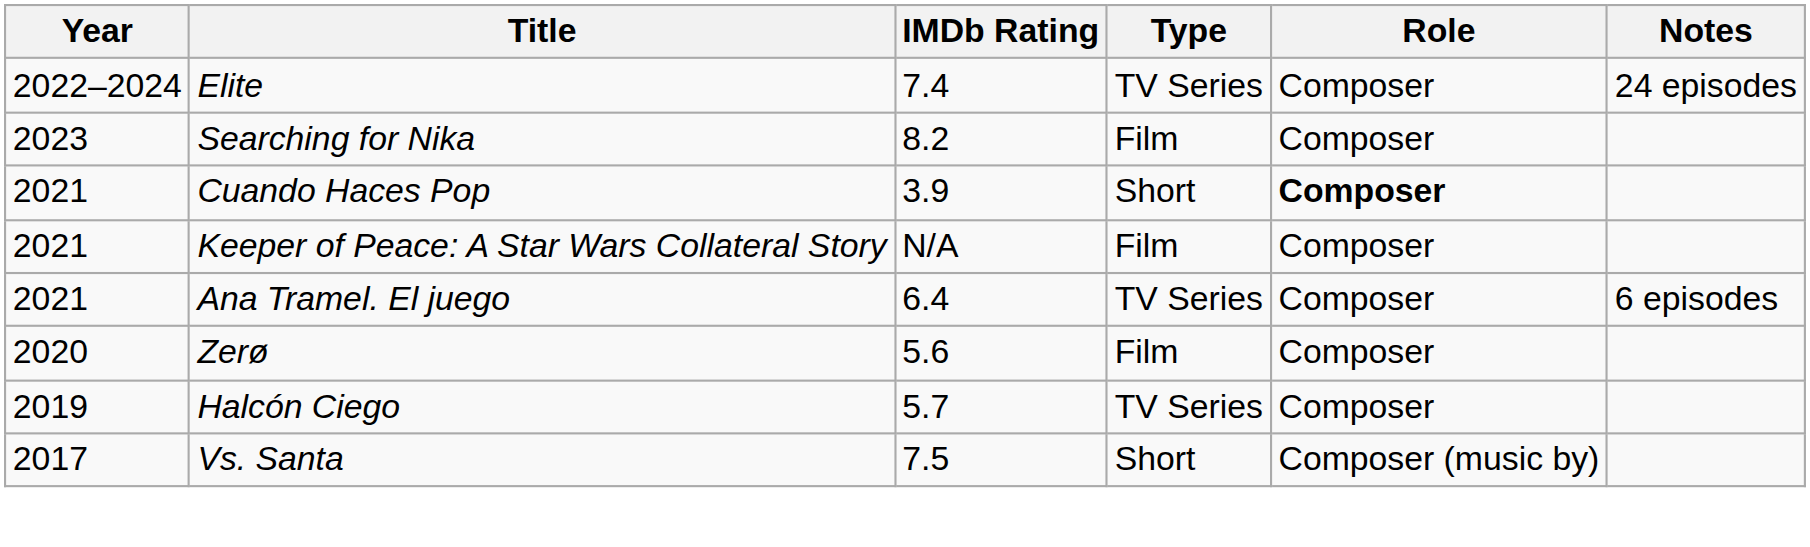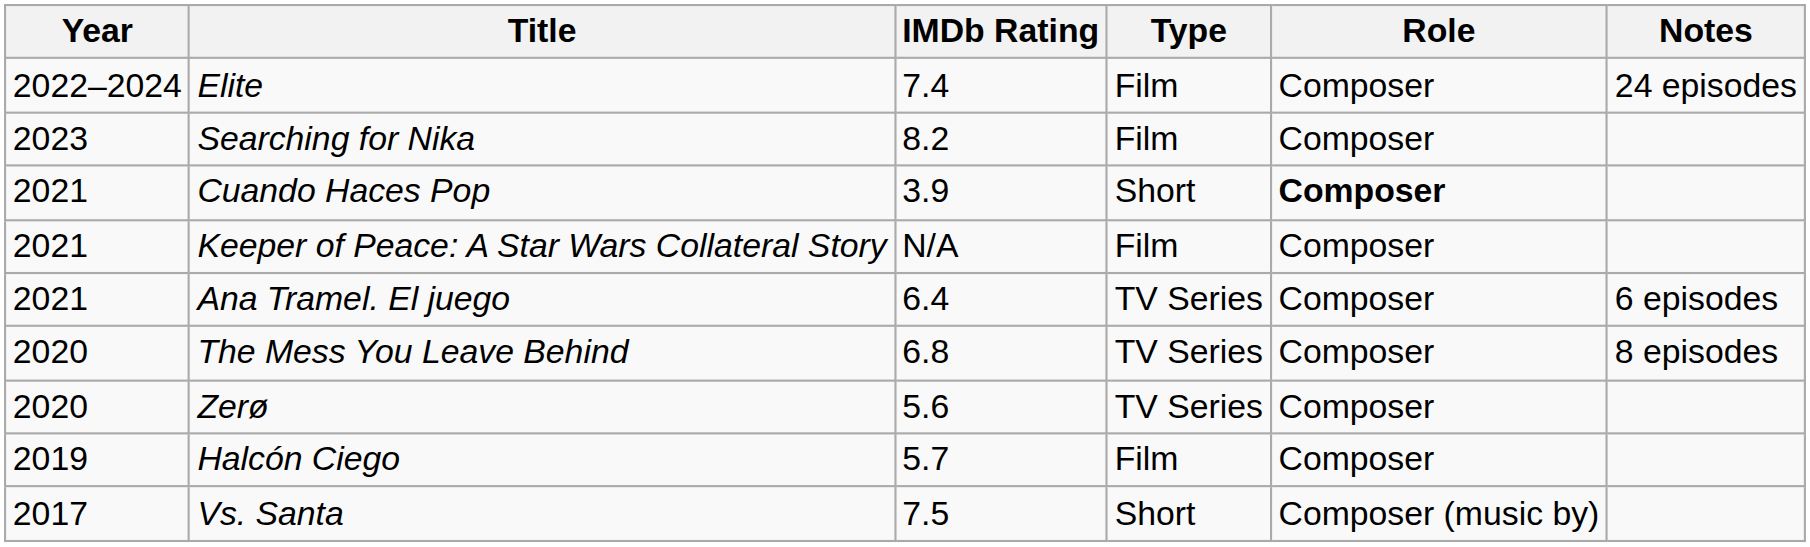(1189, 84) TV Series -> (1147, 84) Film
+ row: (413, 352)
(1147, 352) Film -> (1189, 406) TV Series
(1189, 406) TV Series -> (1147, 459) Film
